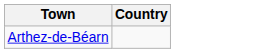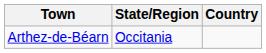+ column: (157, 15)
